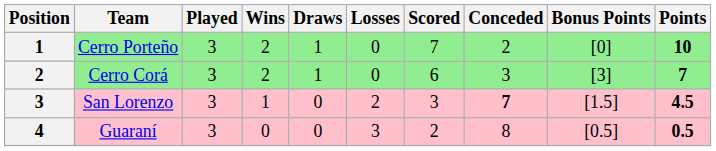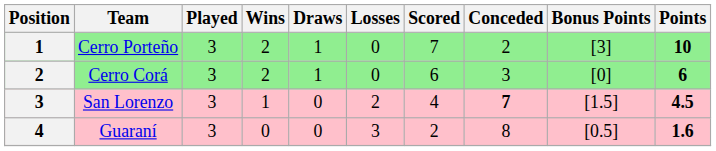(601, 46) [0] -> (601, 46) [3]
(601, 74) [3] -> (601, 74) [0]
(683, 74) 7 -> (683, 74) 6
(434, 103) 3 -> (434, 103) 4
(683, 131) 0.5 -> (683, 131) 1.6
